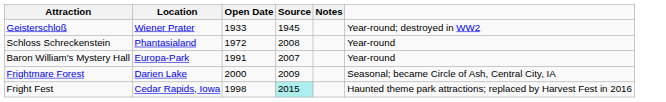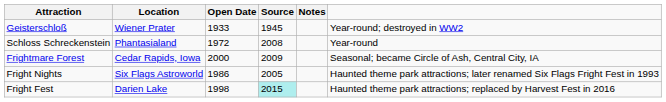- row: (68, 58)
(161, 74) Darien Lake -> (158, 58) Cedar Rapids, Iowa
+ row: (34, 74)
(177, 89) Cedar Rapids, Iowa -> (141, 89) Darien Lake
